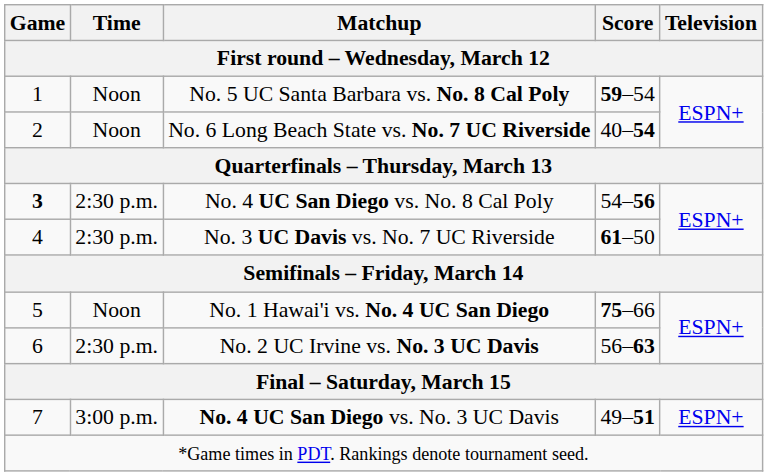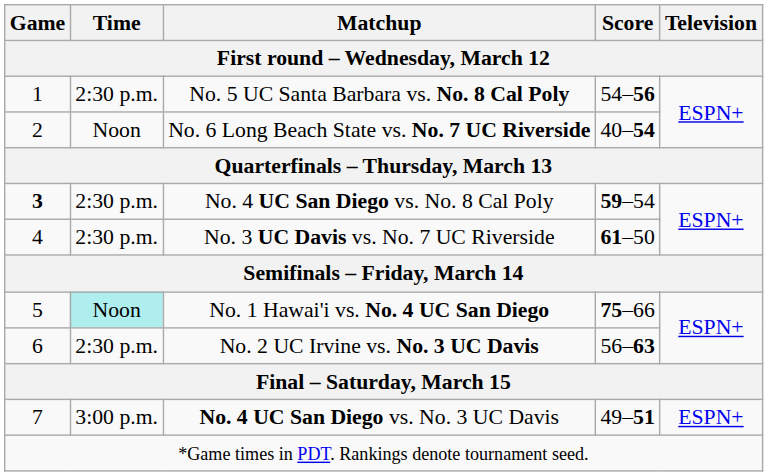(117, 94) Noon -> (117, 94) 2:30 p.m.
(628, 94) 59–54 -> (628, 94) 54–56
(628, 201) 54–56 -> (628, 201) 59–54
(117, 309) no background -> (117, 309) paleturquoise background
